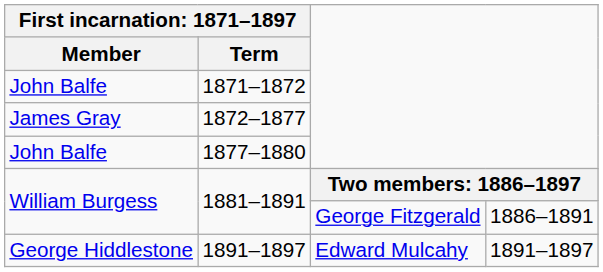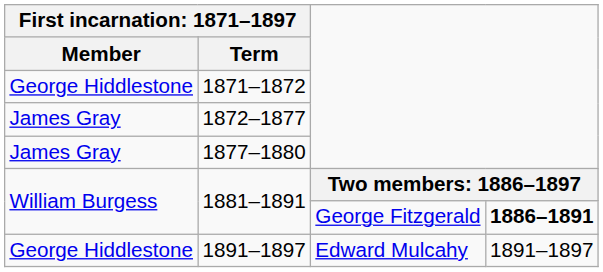(58, 86) John Balfe -> (101, 86) George Hiddlestone
(58, 151) John Balfe -> (65, 151) James Gray
(542, 217) normal -> (542, 217) bold
